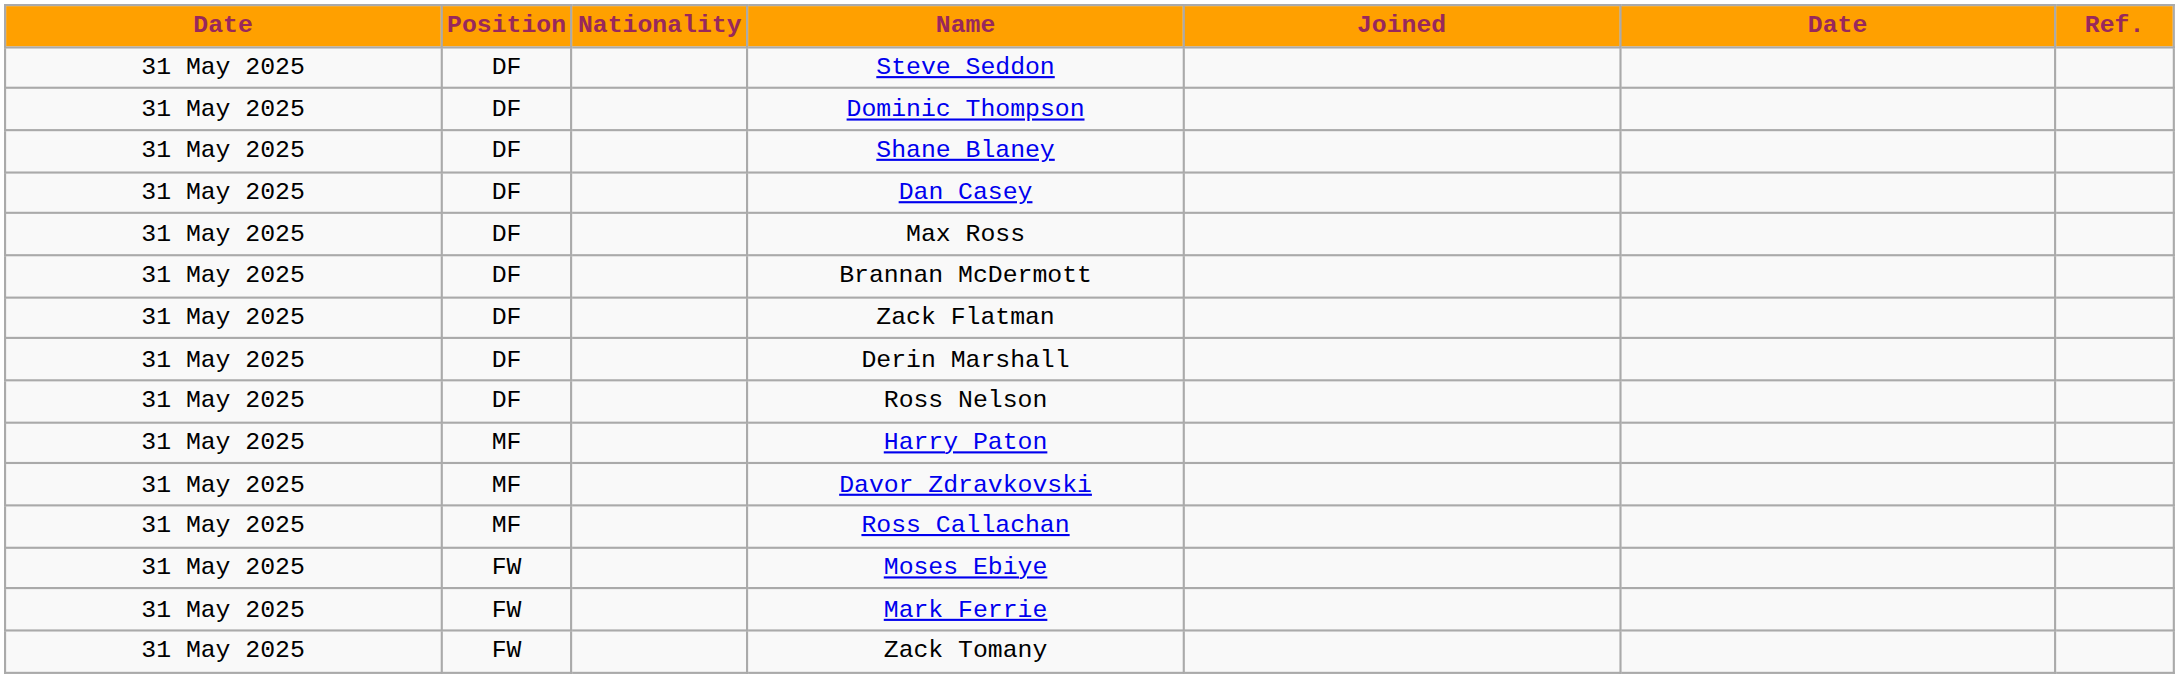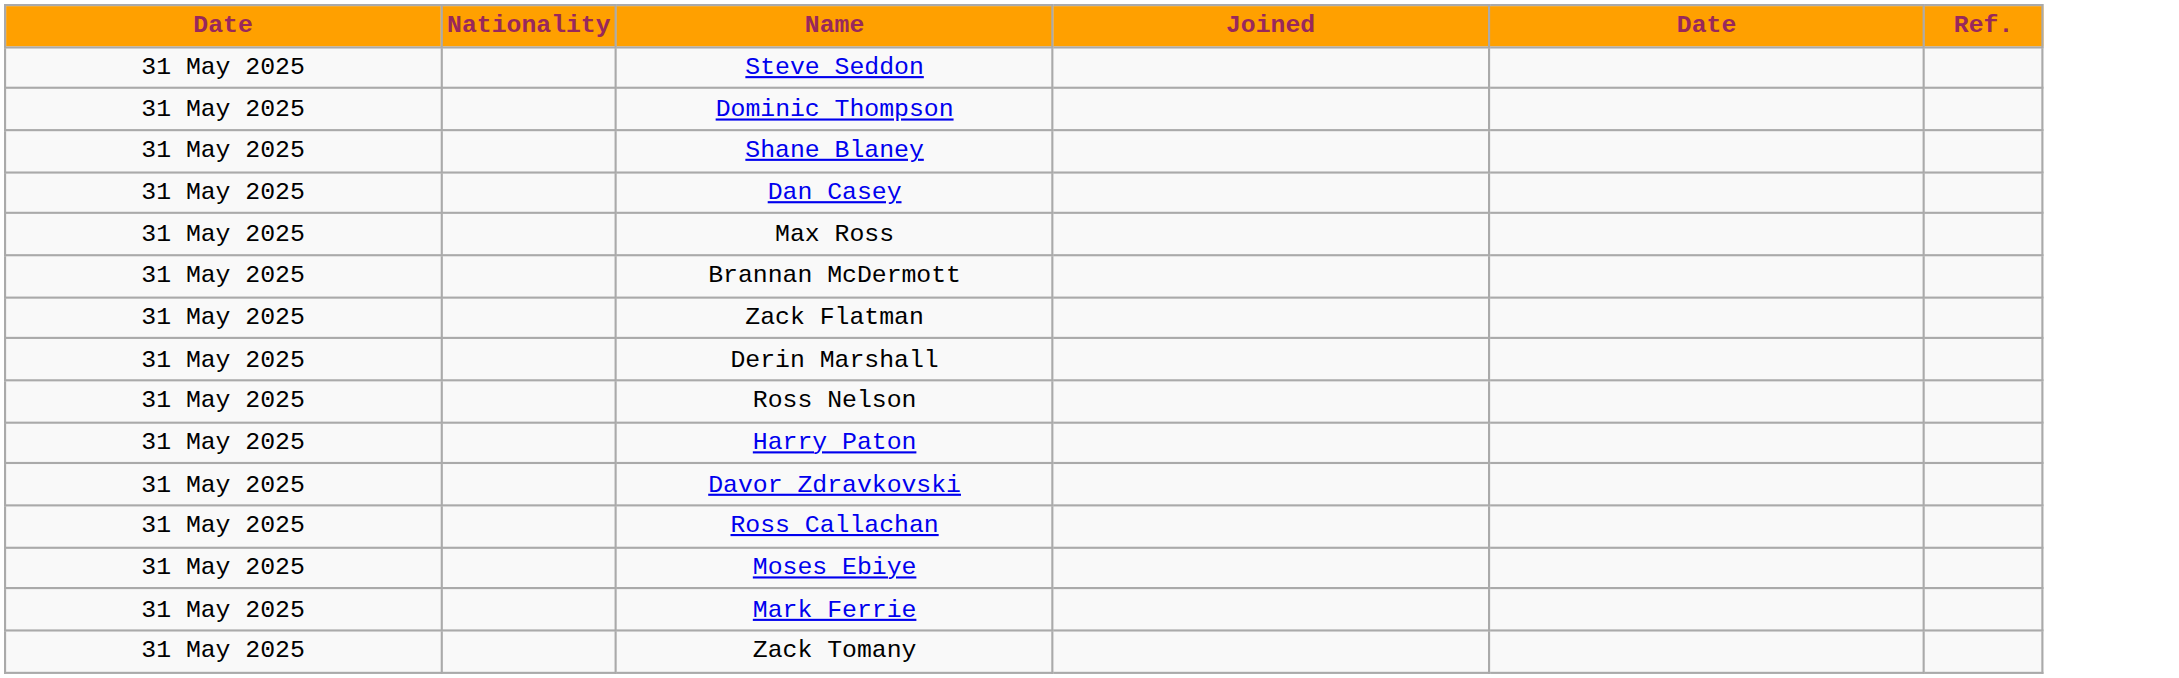- column: (507, 26)
